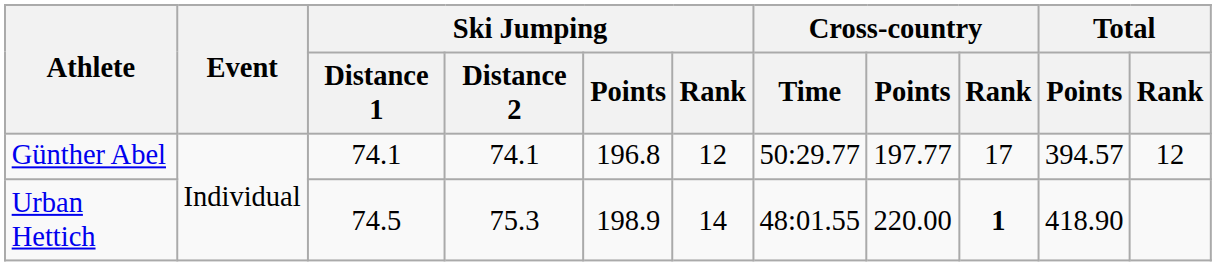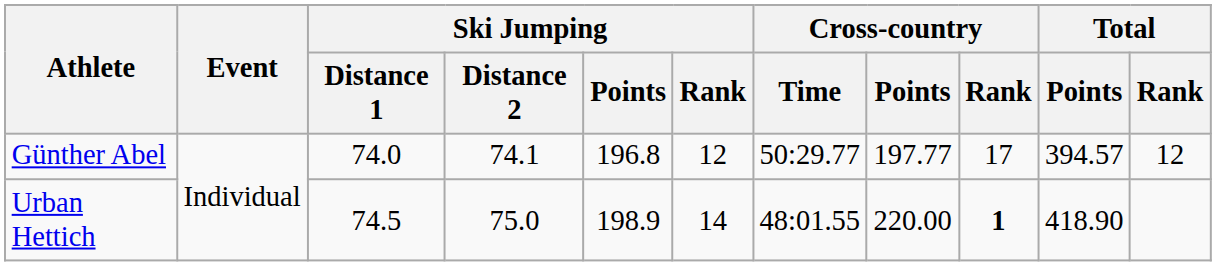(376, 156) 74.1 -> (376, 156) 74.0
(514, 219) 75.3 -> (514, 219) 75.0
